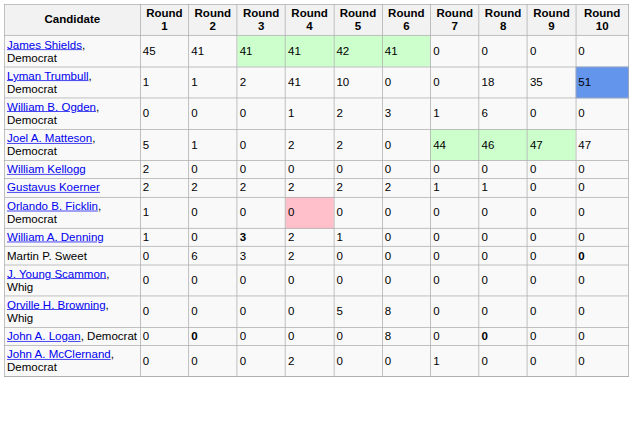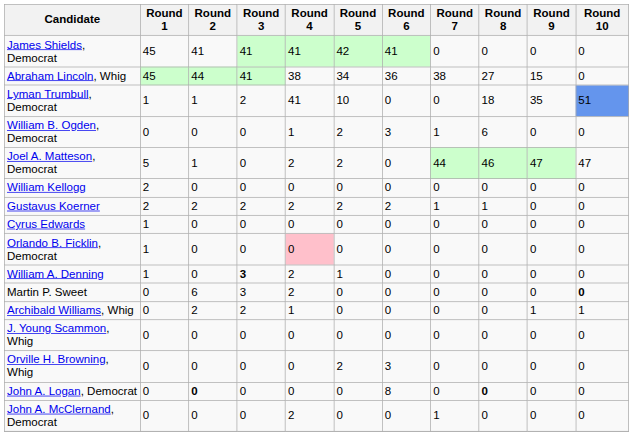+ row: (67, 76)
+ row: (46, 224)
+ row: (70, 310)
(340, 311) 5 -> (340, 366) 2
(388, 311) 8 -> (388, 366) 3
